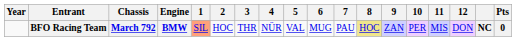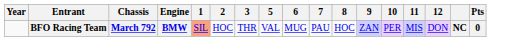- column: (271, 12)
(369, 28) khaki background -> (344, 28) no background
